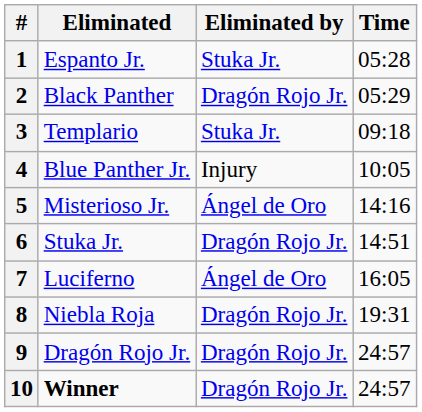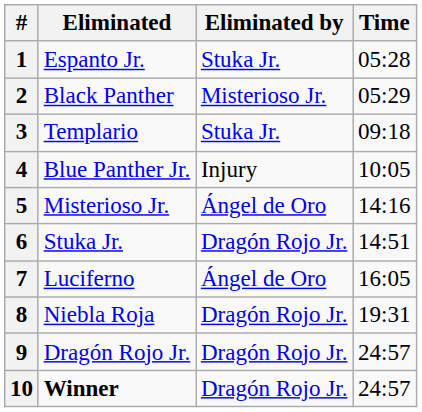(274, 95) Dragón Rojo Jr. -> (264, 95) Misterioso Jr.
